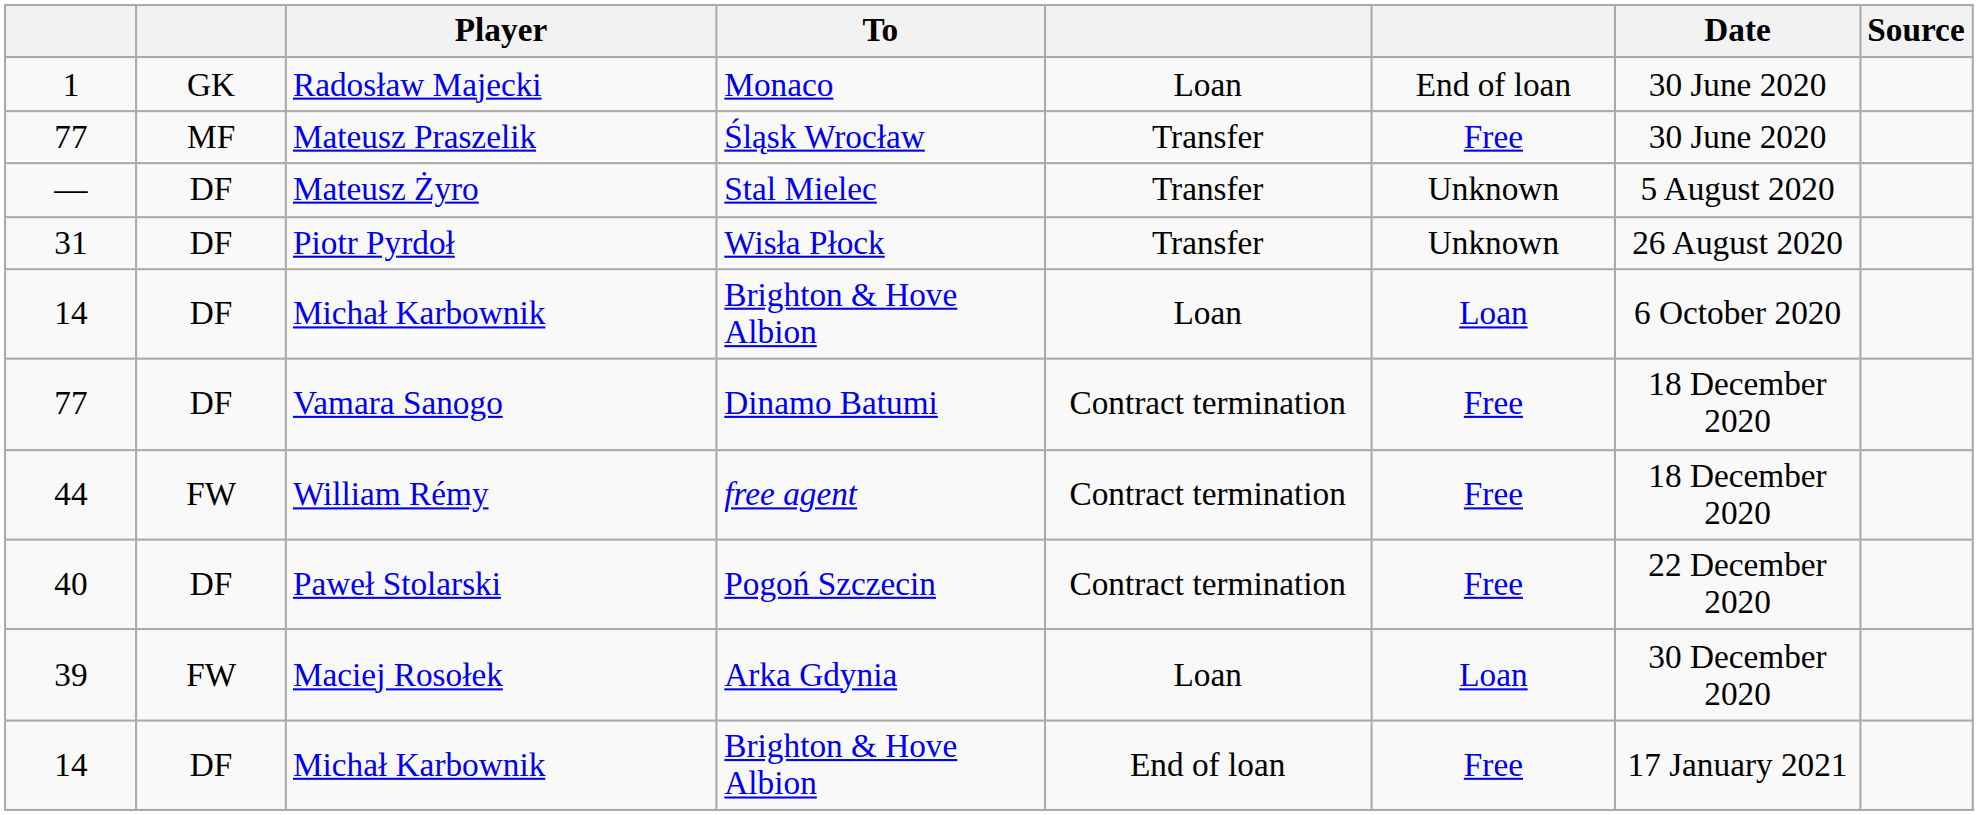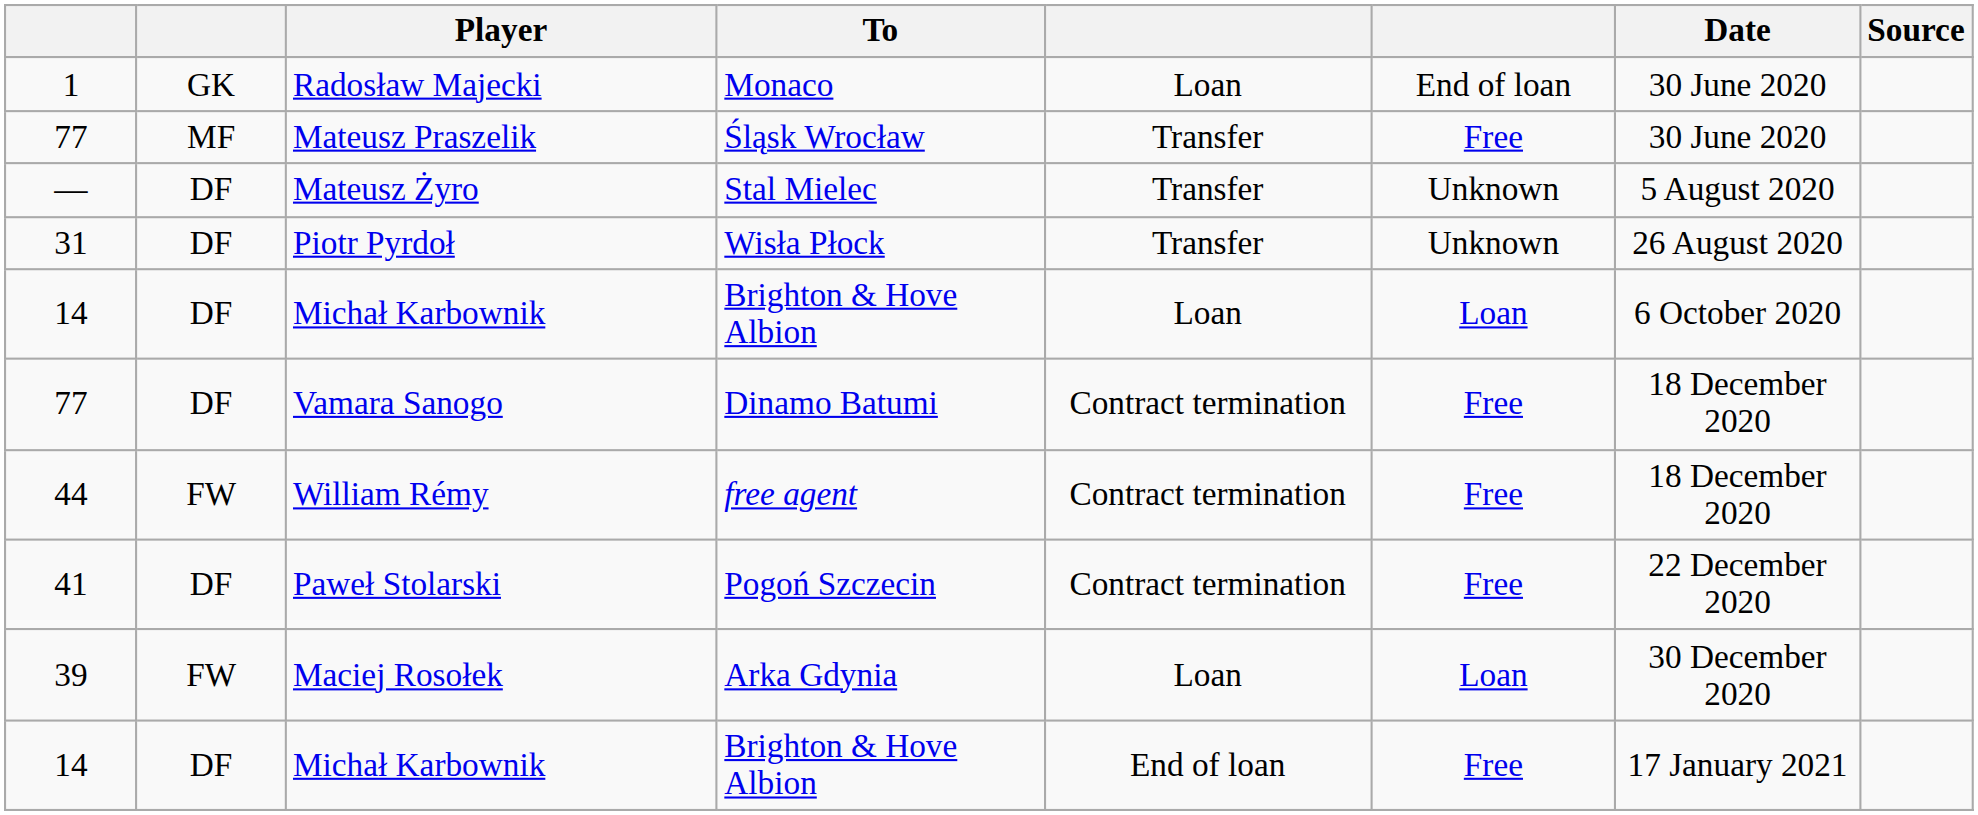(71, 584) 40 -> (71, 584) 41
